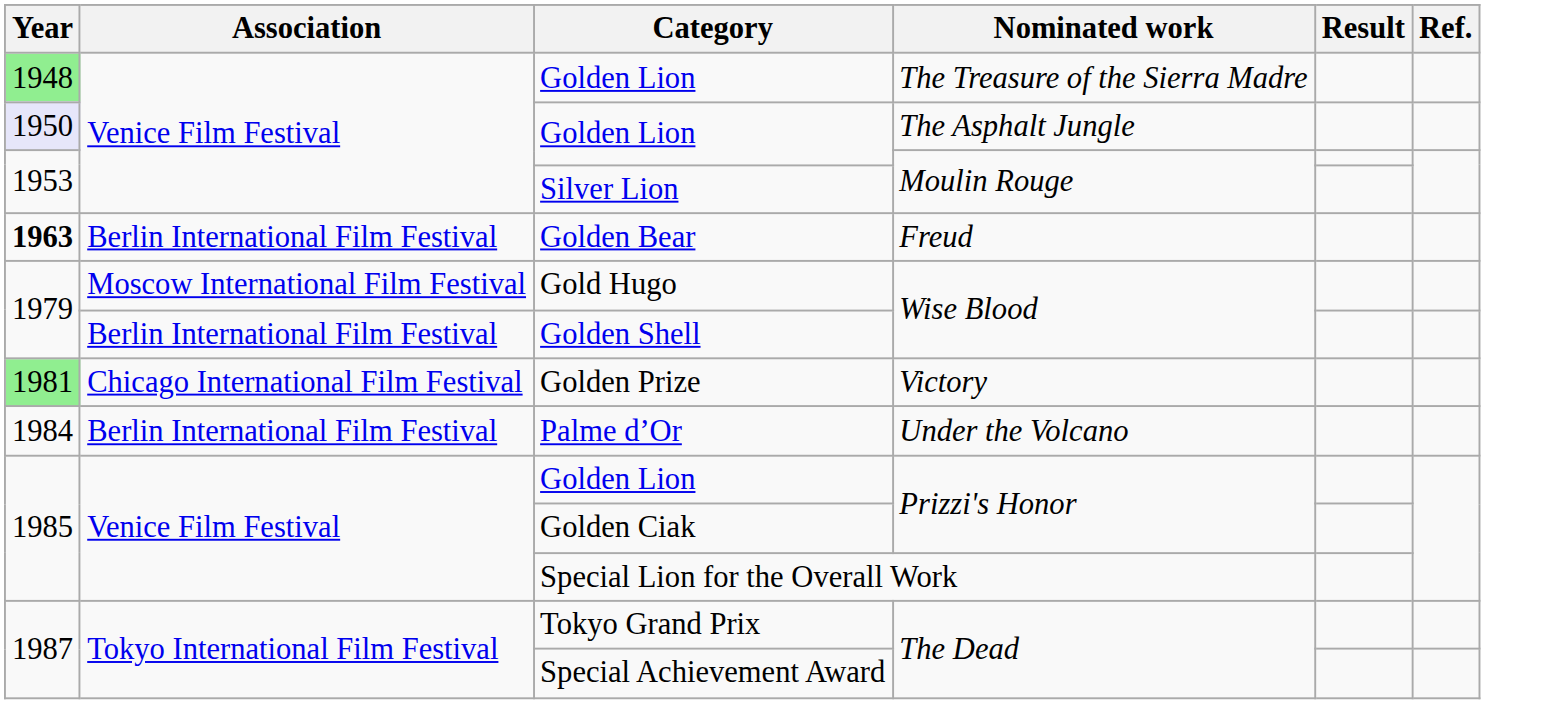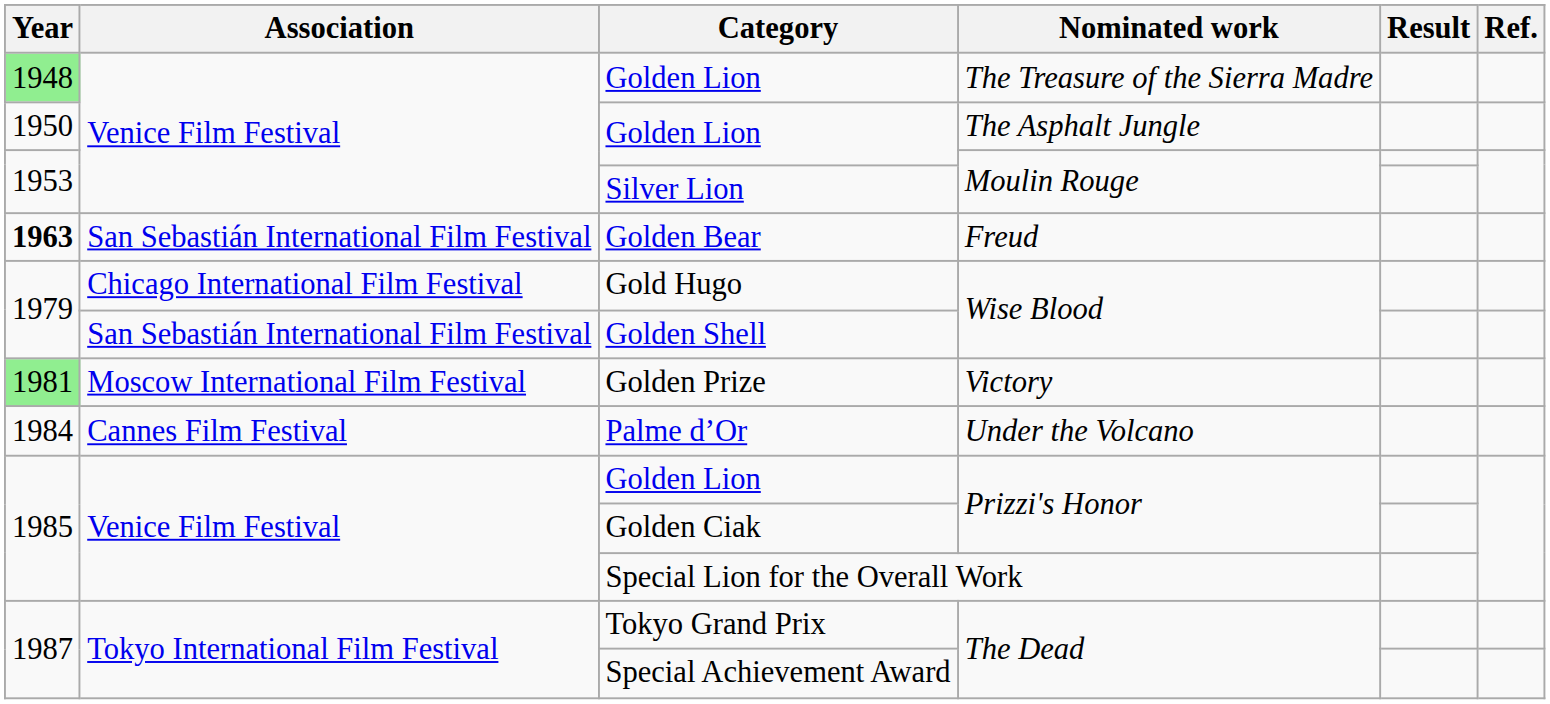(43, 125) lavender background -> (43, 125) no background
(292, 236) Berlin International Film Festival -> (339, 236) San Sebastián International Film Festival
(307, 285) Moscow International Film Festival -> (305, 285) Chicago International Film Festival
(292, 333) Berlin International Film Festival -> (339, 333) San Sebastián International Film Festival
(305, 382) Chicago International Film Festival -> (307, 382) Moscow International Film Festival
(292, 430) Berlin International Film Festival -> (217, 430) Cannes Film Festival
